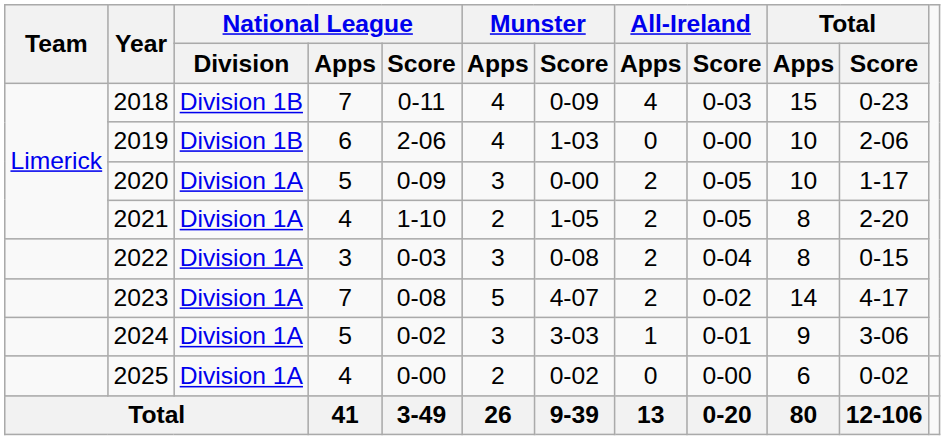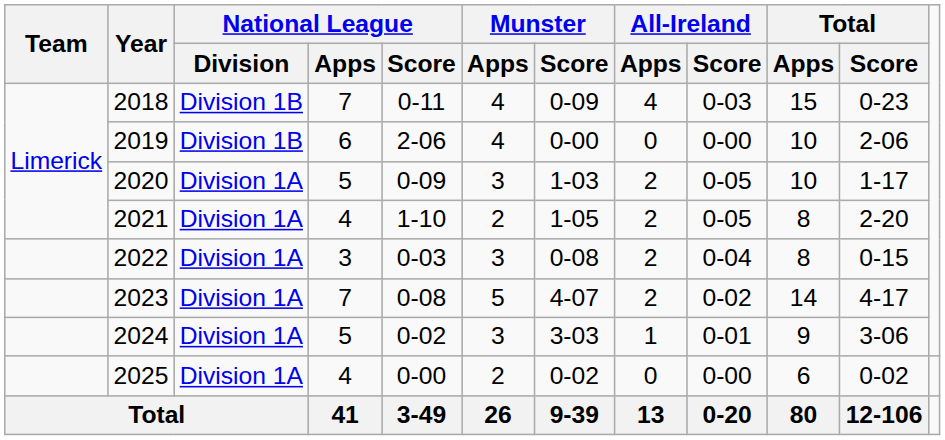(574, 141) 1-03 -> (574, 141) 0-00
(574, 180) 0-00 -> (574, 180) 1-03
